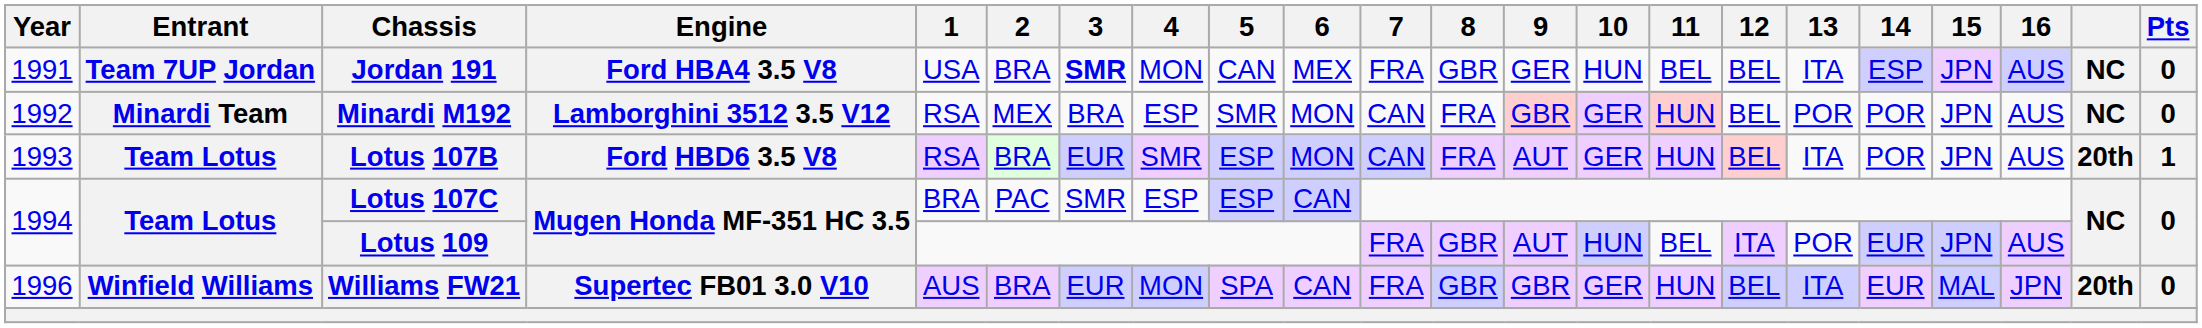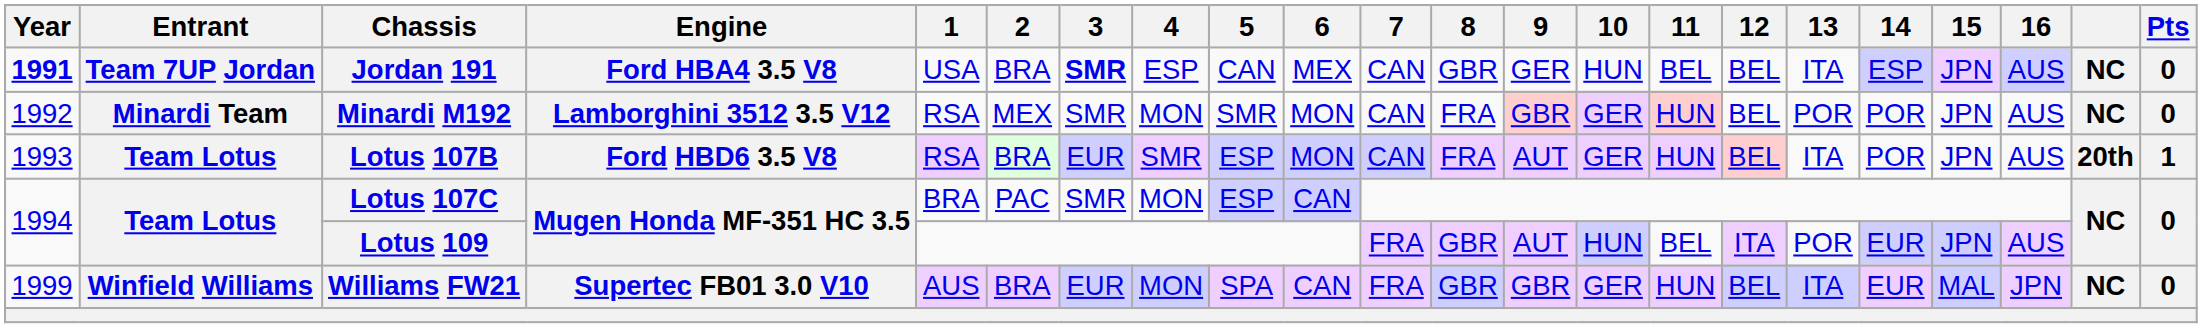(42, 70) normal -> (42, 70) bold
(1171, 70) MON -> (1171, 70) ESP
(1396, 70) FRA -> (1396, 70) CAN
(1096, 113) BRA -> (1096, 113) SMR
(1171, 113) ESP -> (1171, 113) MON
(1171, 199) ESP -> (1171, 199) MON
(42, 286) 1996 -> (42, 286) 1999
(2106, 286) 20th -> (2106, 286) NC
